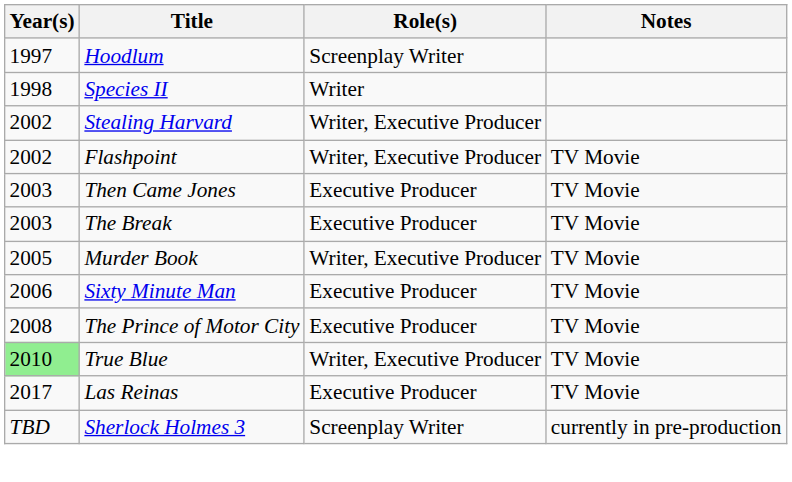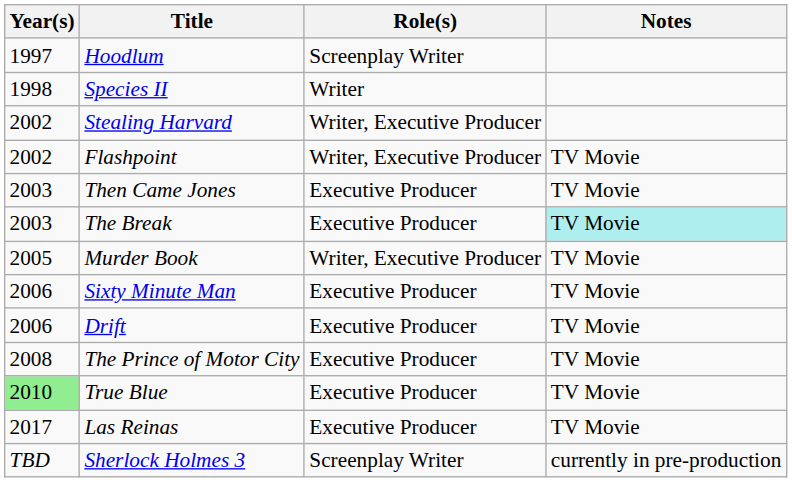(595, 223) no background -> (595, 223) paleturquoise background
+ row: (105, 325)
(425, 358) Writer, Executive Producer -> (393, 392) Executive Producer
